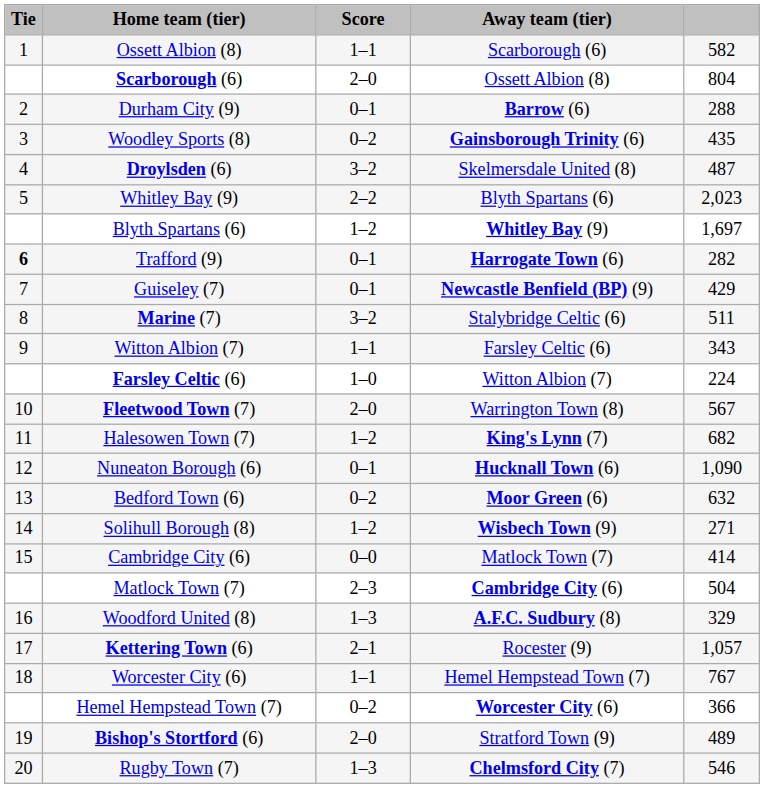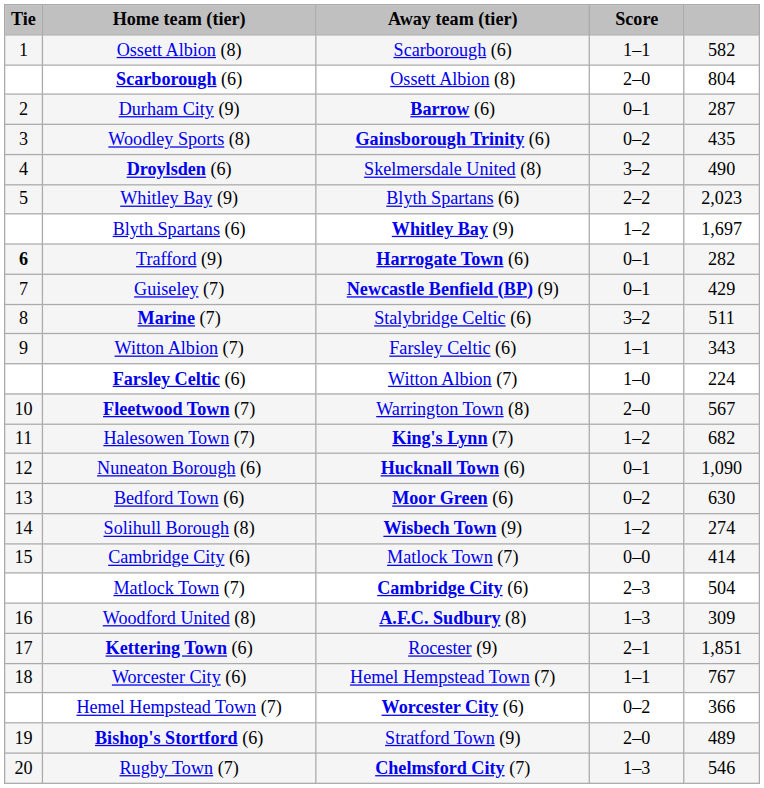columns swapped: (363, 19) <-> (547, 19)
(722, 109) 288 -> (722, 109) 287
(722, 169) 487 -> (722, 169) 490
(722, 498) 632 -> (722, 498) 630
(722, 528) 271 -> (722, 528) 274
(722, 618) 329 -> (722, 618) 309
(722, 648) 1,057 -> (722, 648) 1,851
